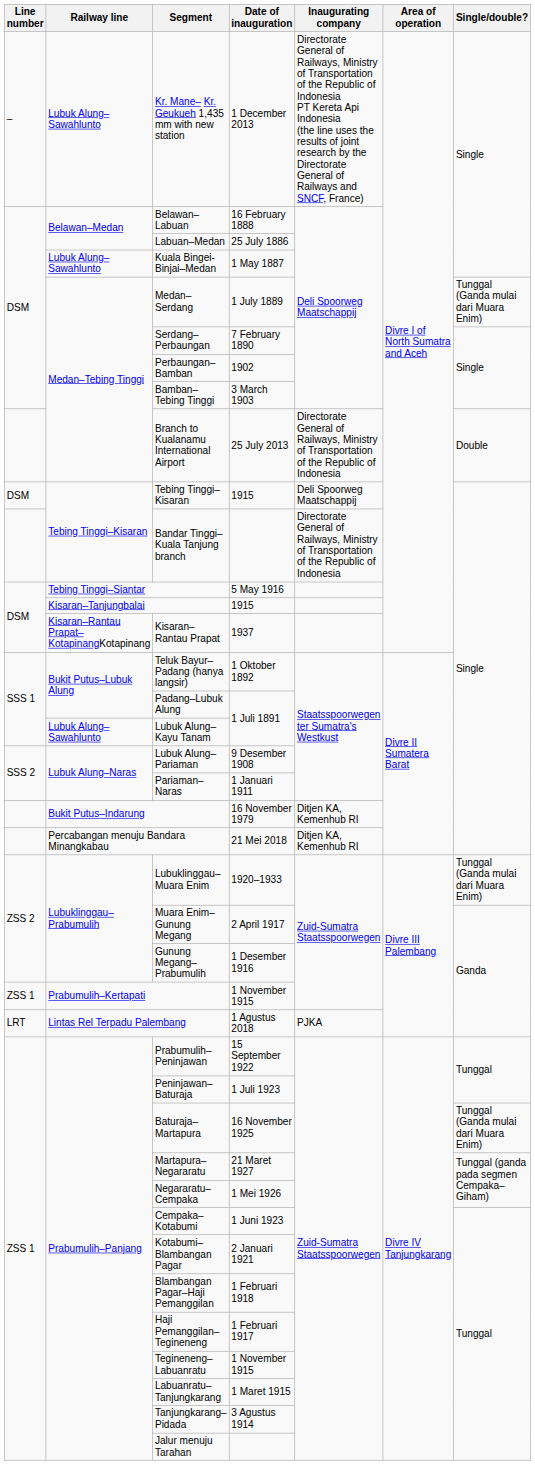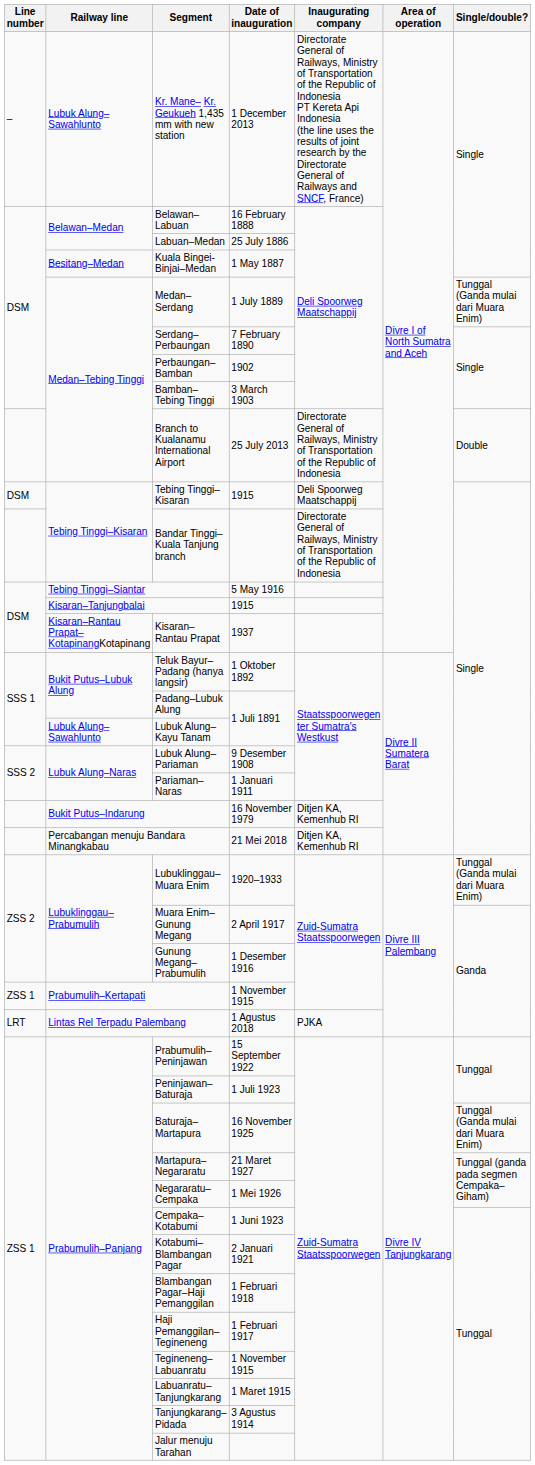(79, 263) Lubuk Alung–Sawahlunto -> (86, 263) Besitang–Medan
